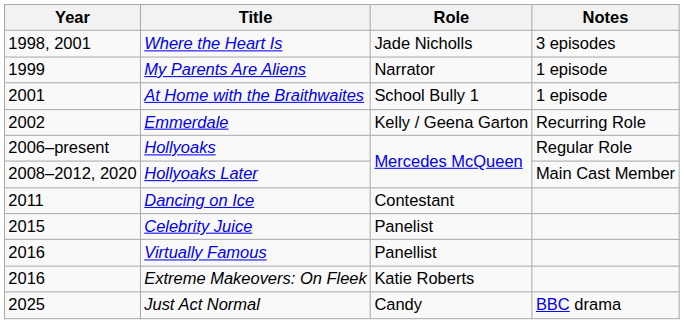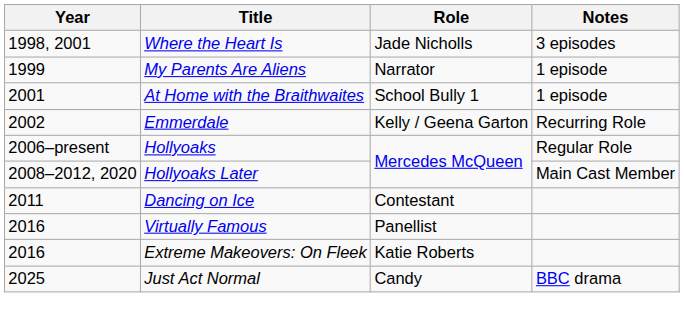- row: (198, 226)
